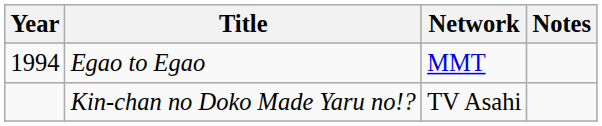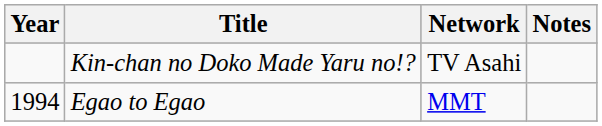rows swapped: (243, 101) <-> (138, 62)
